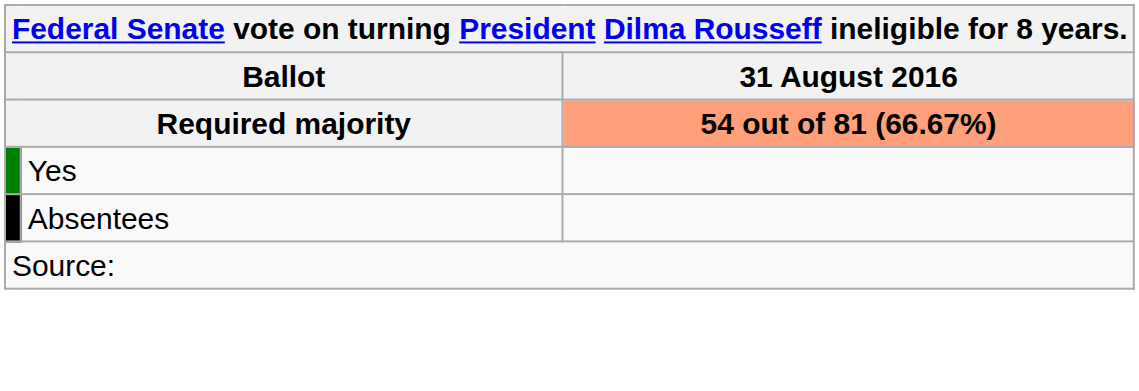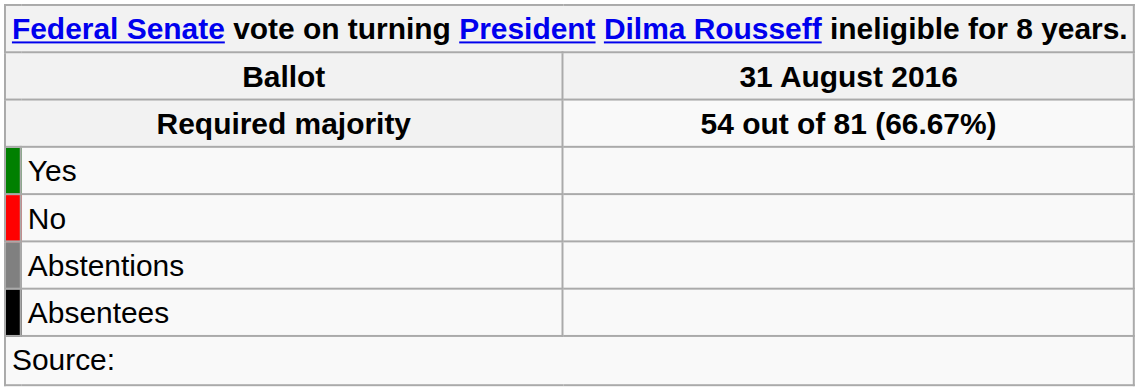(849, 124) lightsalmon background -> (849, 124) no background
+ row: (47, 218)
+ row: (106, 266)
